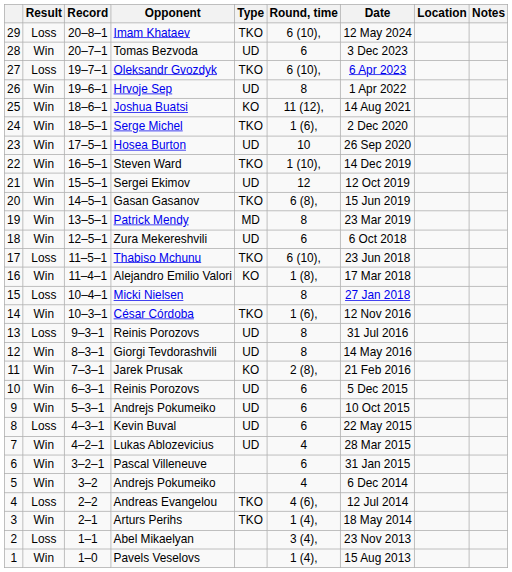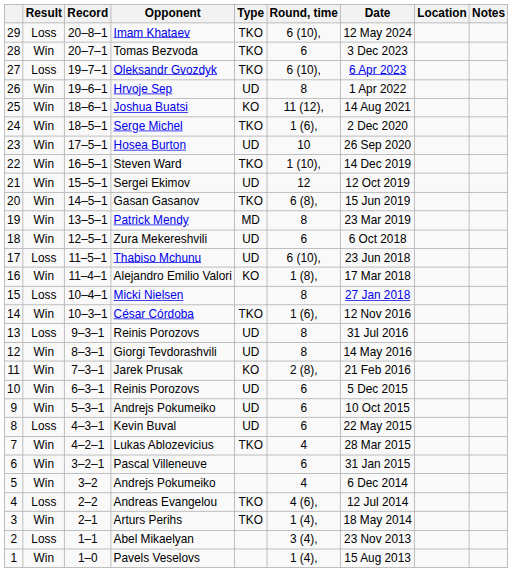(251, 51) UD -> (251, 51) TKO
(251, 257) TKO -> (251, 257) UD
(251, 445) UD -> (251, 445) TKO
